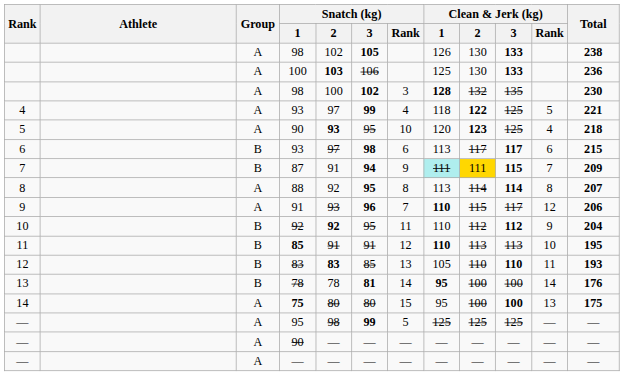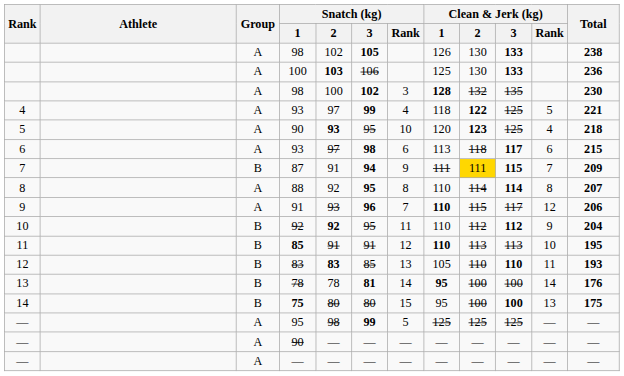(258, 149) B -> (258, 149) A
(478, 149) 117 -> (478, 149) 118
(442, 168) paleturquoise background -> (442, 168) no background
(442, 187) 113 -> (442, 187) 110
(258, 303) A -> (258, 303) B
